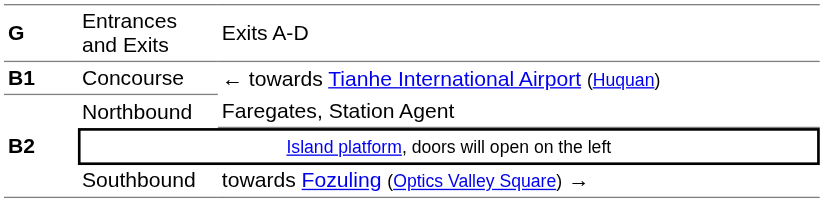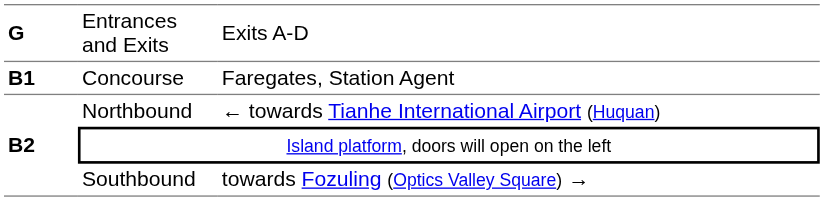(441, 78) ← towards Tianhe International Airport (Huquan) -> (338, 77) Faregates, Station Agent
(338, 110) Faregates, Station Agent -> (441, 110) ← towards Tianhe International Airport (Huquan)
